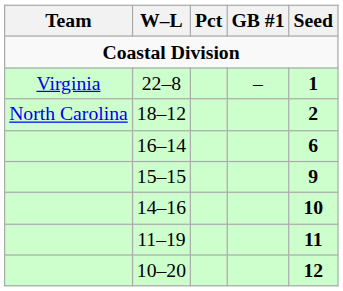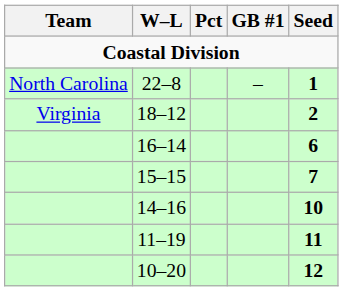(68, 83) Virginia -> (68, 83) North Carolina
(68, 114) North Carolina -> (68, 114) Virginia
(313, 176) 9 -> (313, 176) 7
